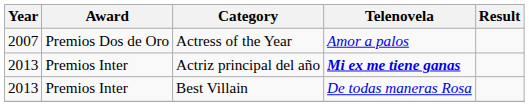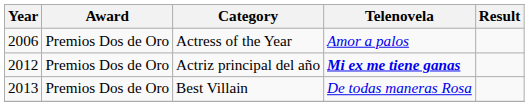(23, 40) 2007 -> (23, 40) 2006
(23, 64) 2013 -> (23, 64) 2012
(87, 64) Premios Inter -> (107, 64) Premios Dos de Oro
(87, 88) Premios Inter -> (107, 88) Premios Dos de Oro
